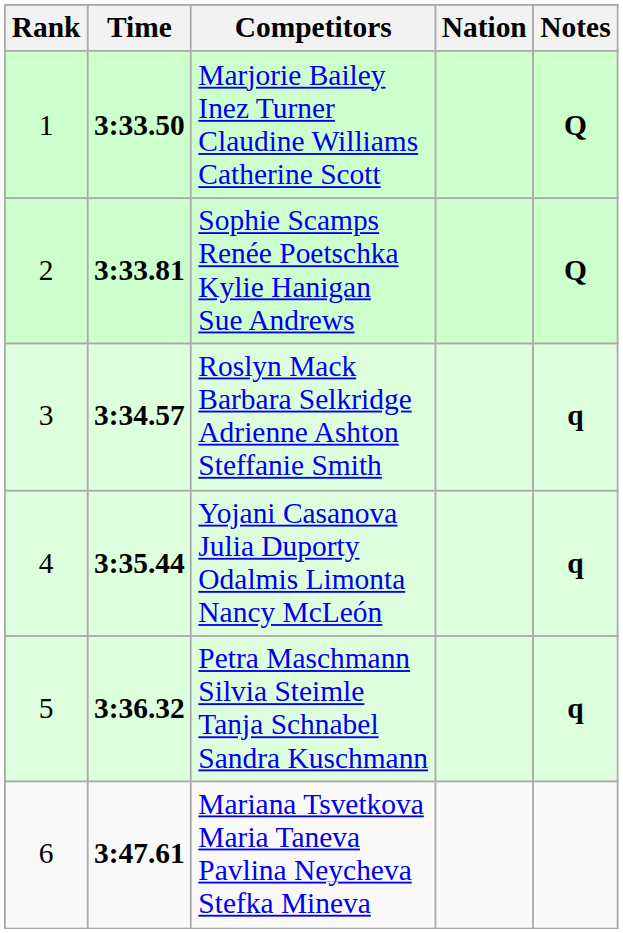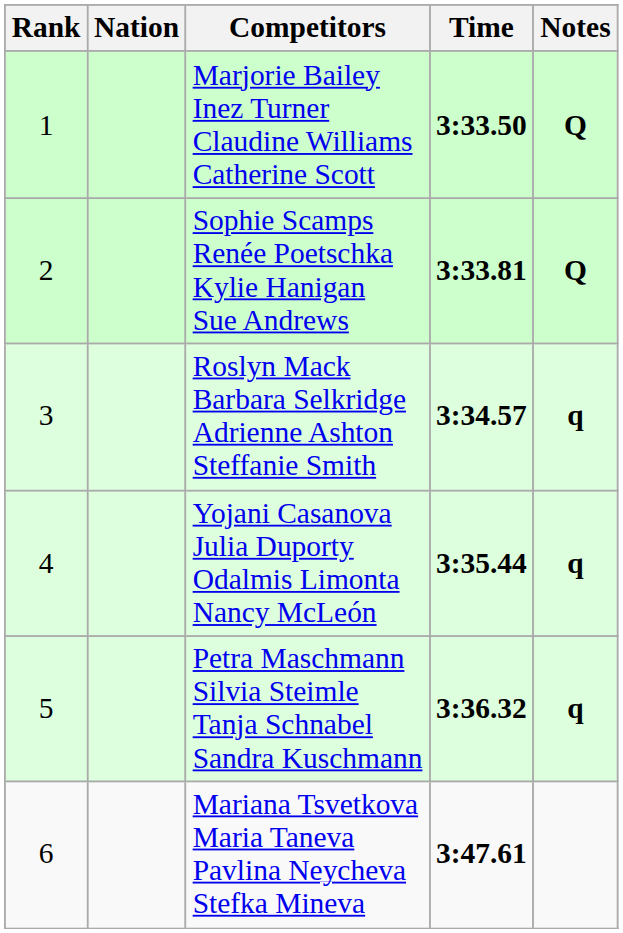columns swapped: (484, 27) <-> (139, 27)
